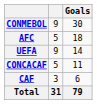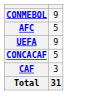- column: (78, 11)
